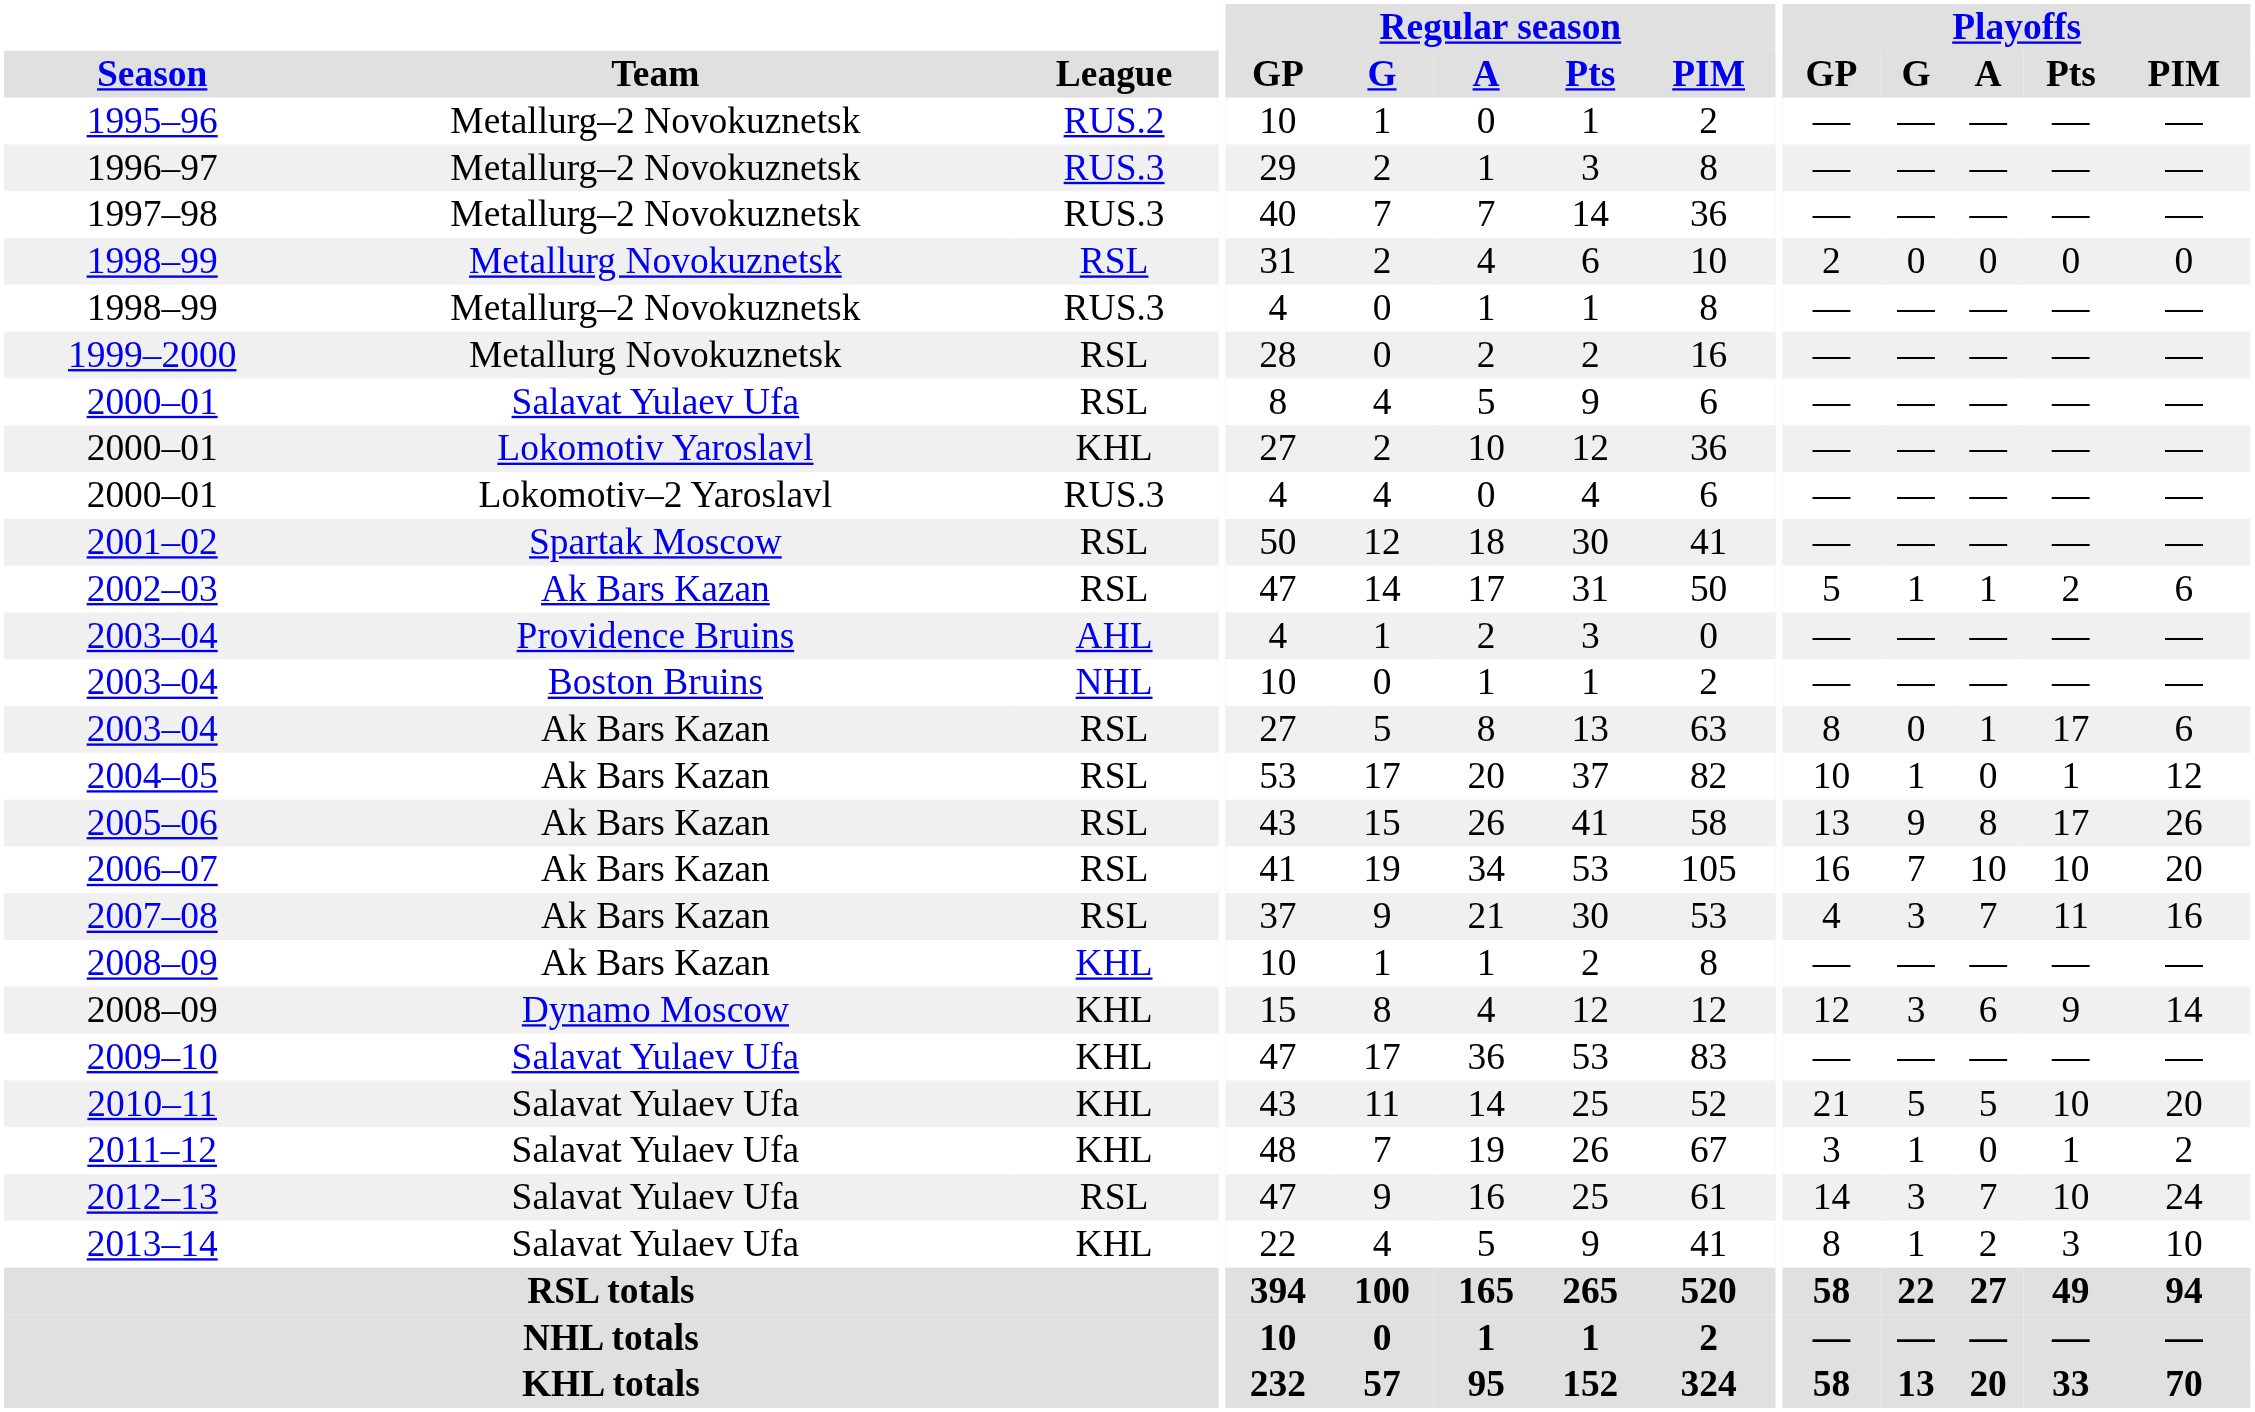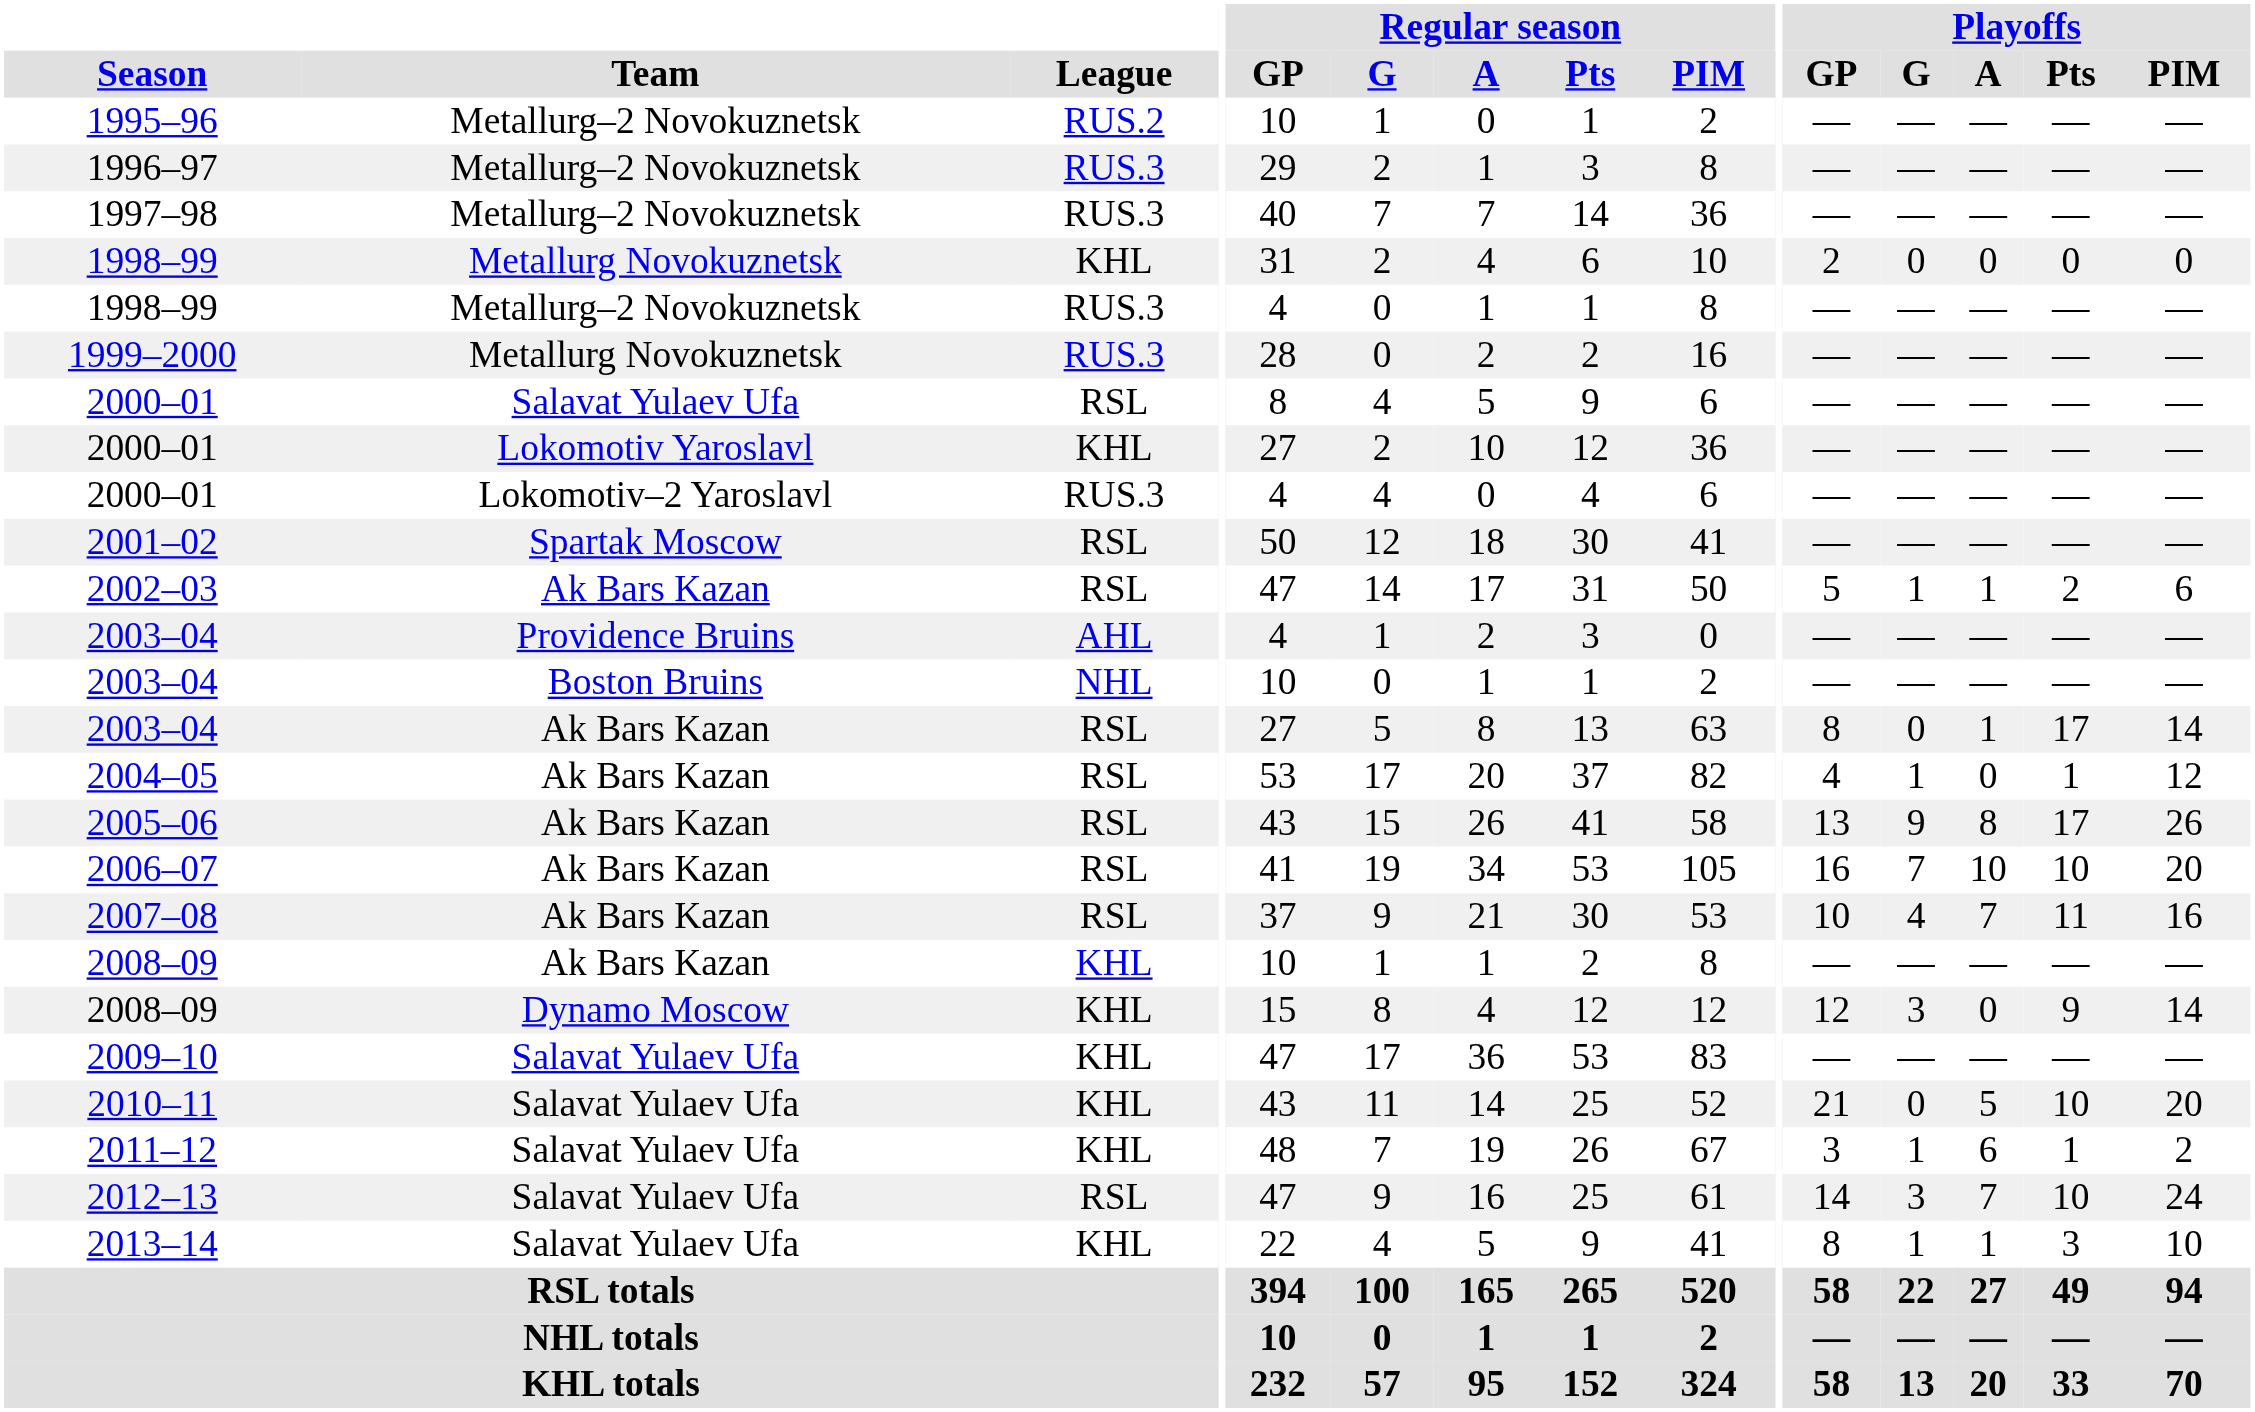(1114, 260) RSL -> (1114, 260) KHL
(1114, 354) RSL -> (1114, 354) RUS.3
(2184, 728) 6 -> (2184, 728) 14
(1831, 775) 10 -> (1831, 775) 4
(1831, 915) 4 -> (1831, 915) 10
(1916, 915) 3 -> (1916, 915) 4
(1988, 1009) 6 -> (1988, 1009) 0
(1916, 1103) 5 -> (1916, 1103) 0
(1988, 1149) 0 -> (1988, 1149) 6
(1988, 1243) 2 -> (1988, 1243) 1
